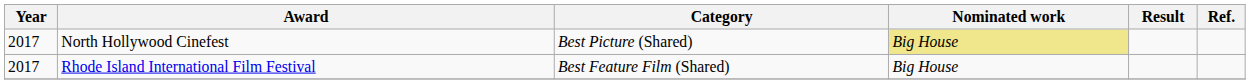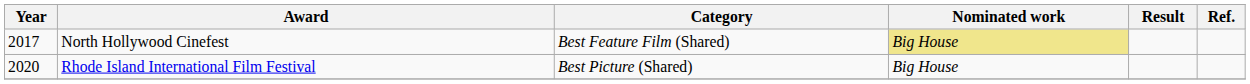(625, 41) Best Picture (Shared) -> (644, 41) Best Feature Film (Shared)
(24, 66) 2017 -> (24, 66) 2020
(644, 66) Best Feature Film (Shared) -> (625, 66) Best Picture (Shared)
